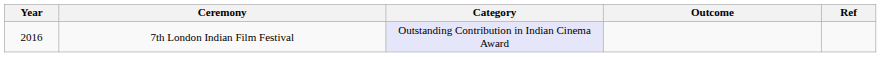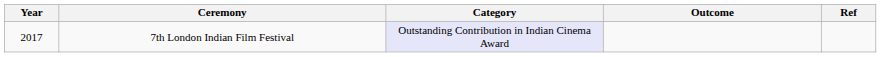(32, 36) 2016 -> (32, 36) 2017
